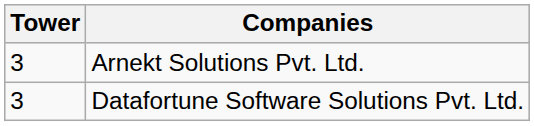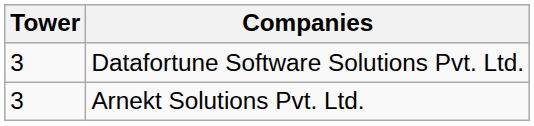rows swapped: (228, 62) <-> (308, 100)
